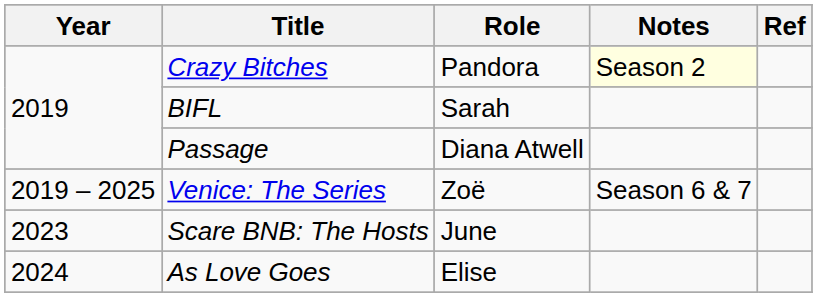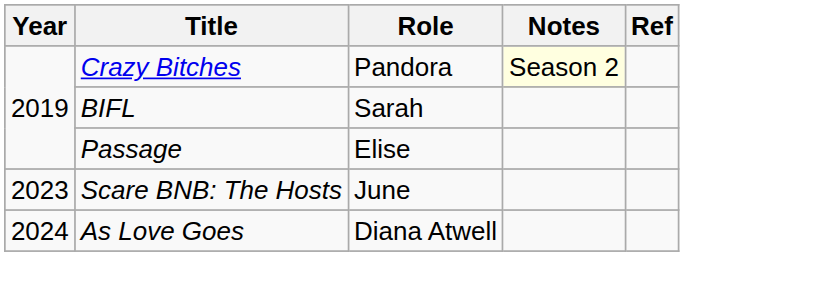(512, 149) Diana Atwell -> (382, 149) Elise
- row: (277, 190)
(469, 272) Elise -> (426, 231) Diana Atwell
